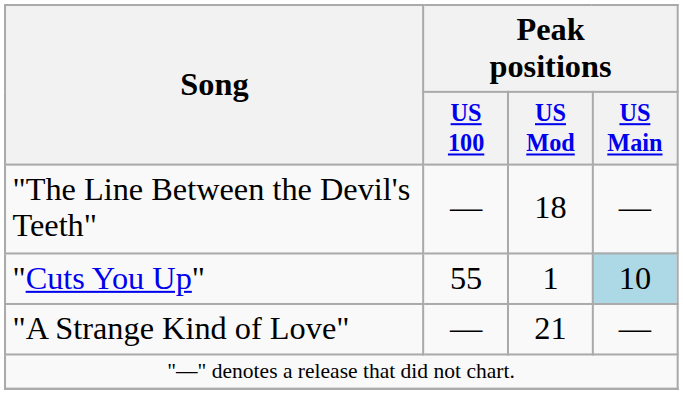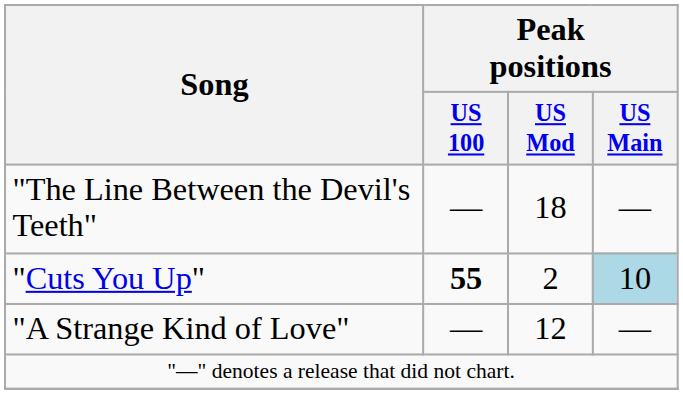(466, 277) normal -> (466, 277) bold
(551, 277) 1 -> (551, 277) 2
(551, 328) 21 -> (551, 328) 12
